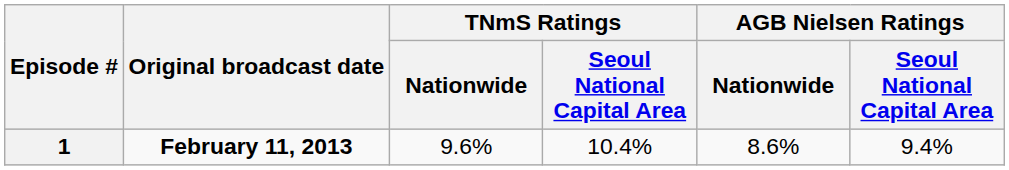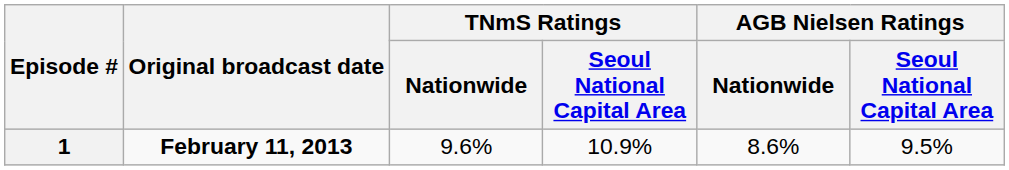(620, 146) 10.4% -> (620, 146) 10.9%
(927, 146) 9.4% -> (927, 146) 9.5%
